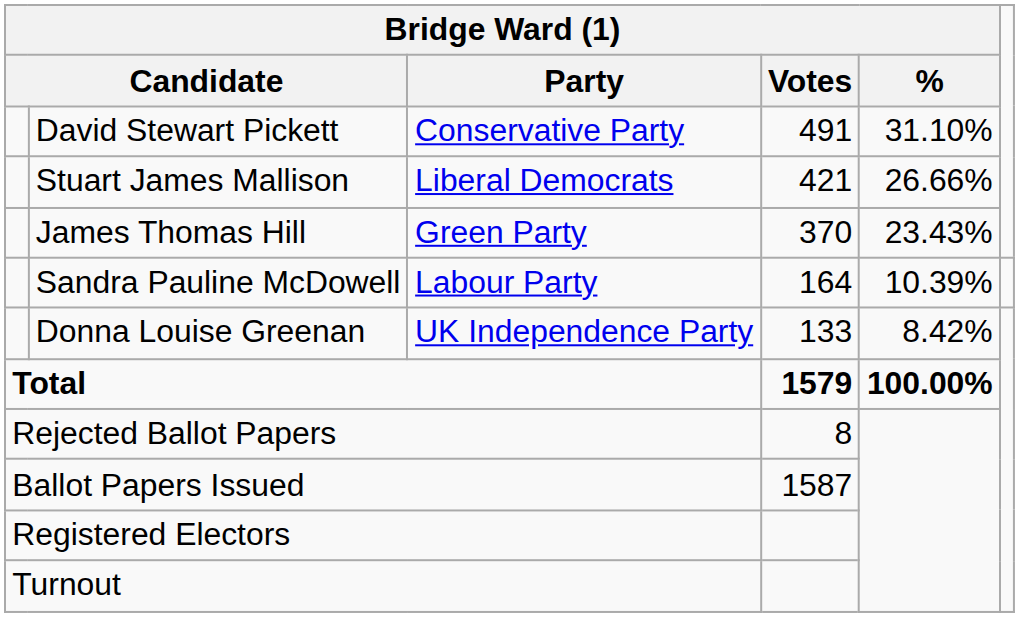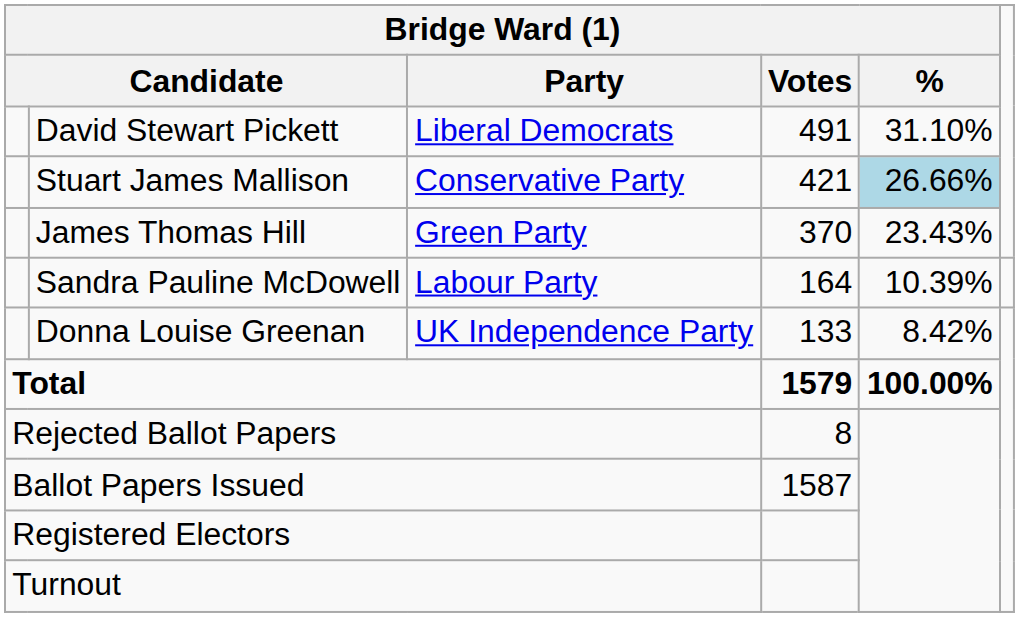(550, 130) Conservative Party -> (544, 130) Liberal Democrats
(544, 181) Liberal Democrats -> (550, 181) Conservative Party
(939, 181) no background -> (939, 181) lightblue background
